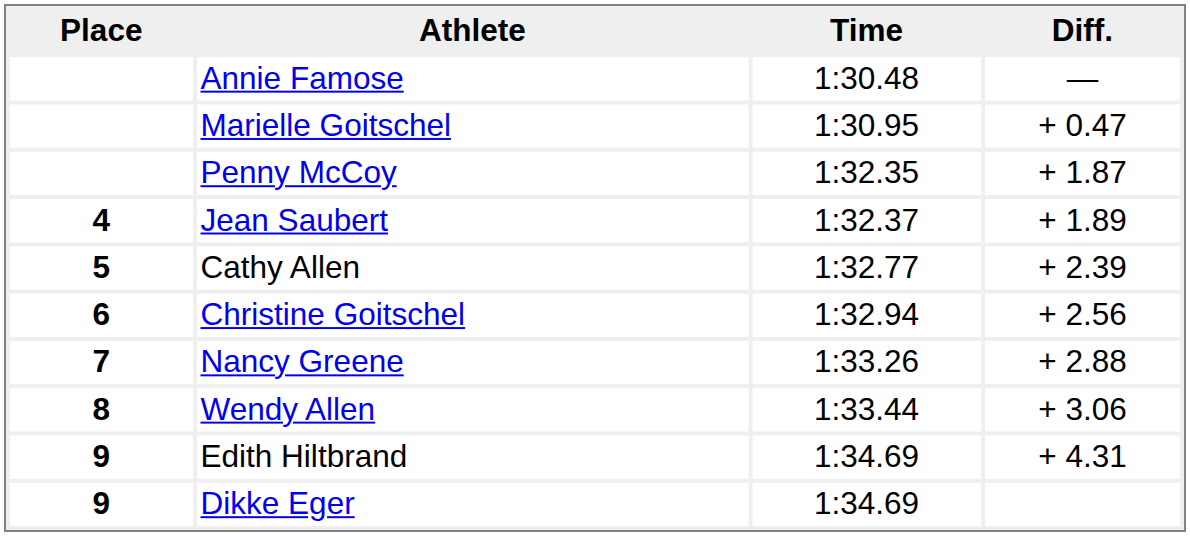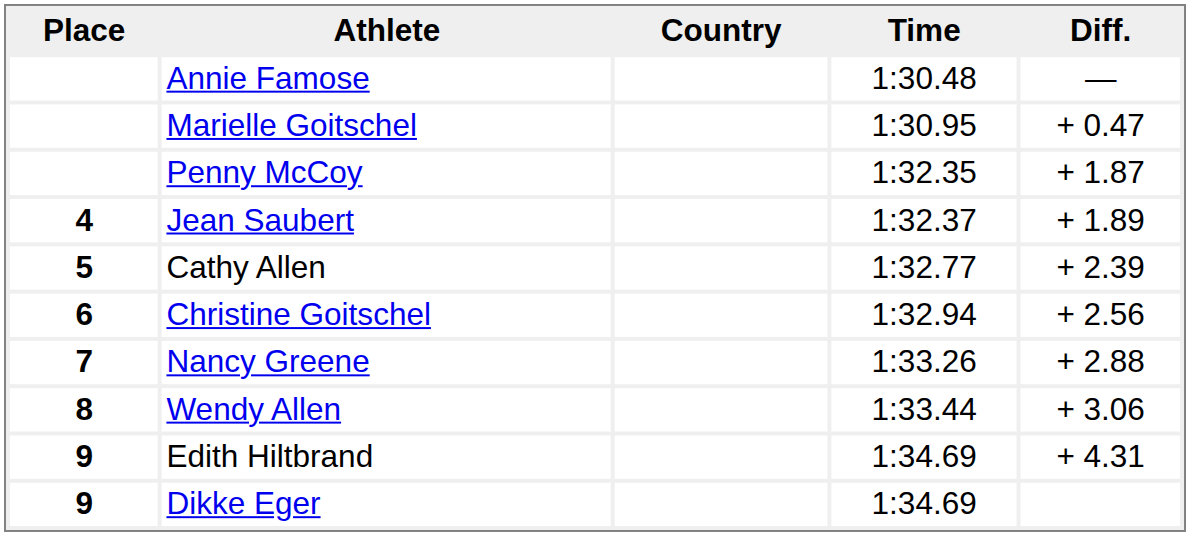+ column: (721, 31)
